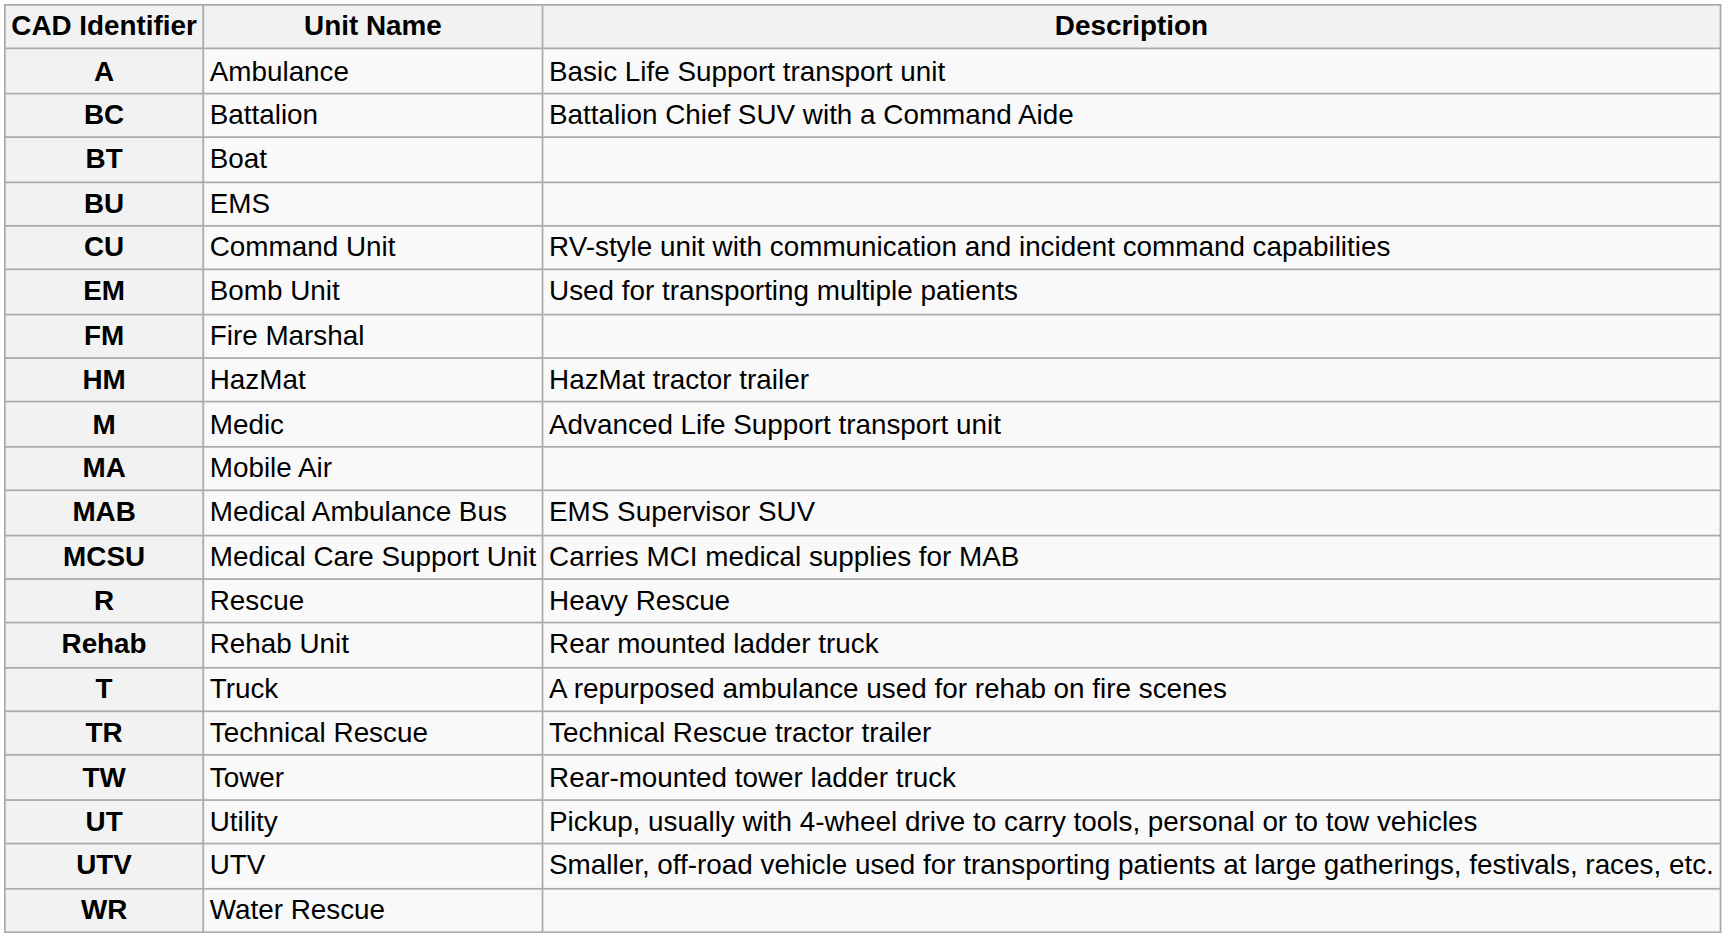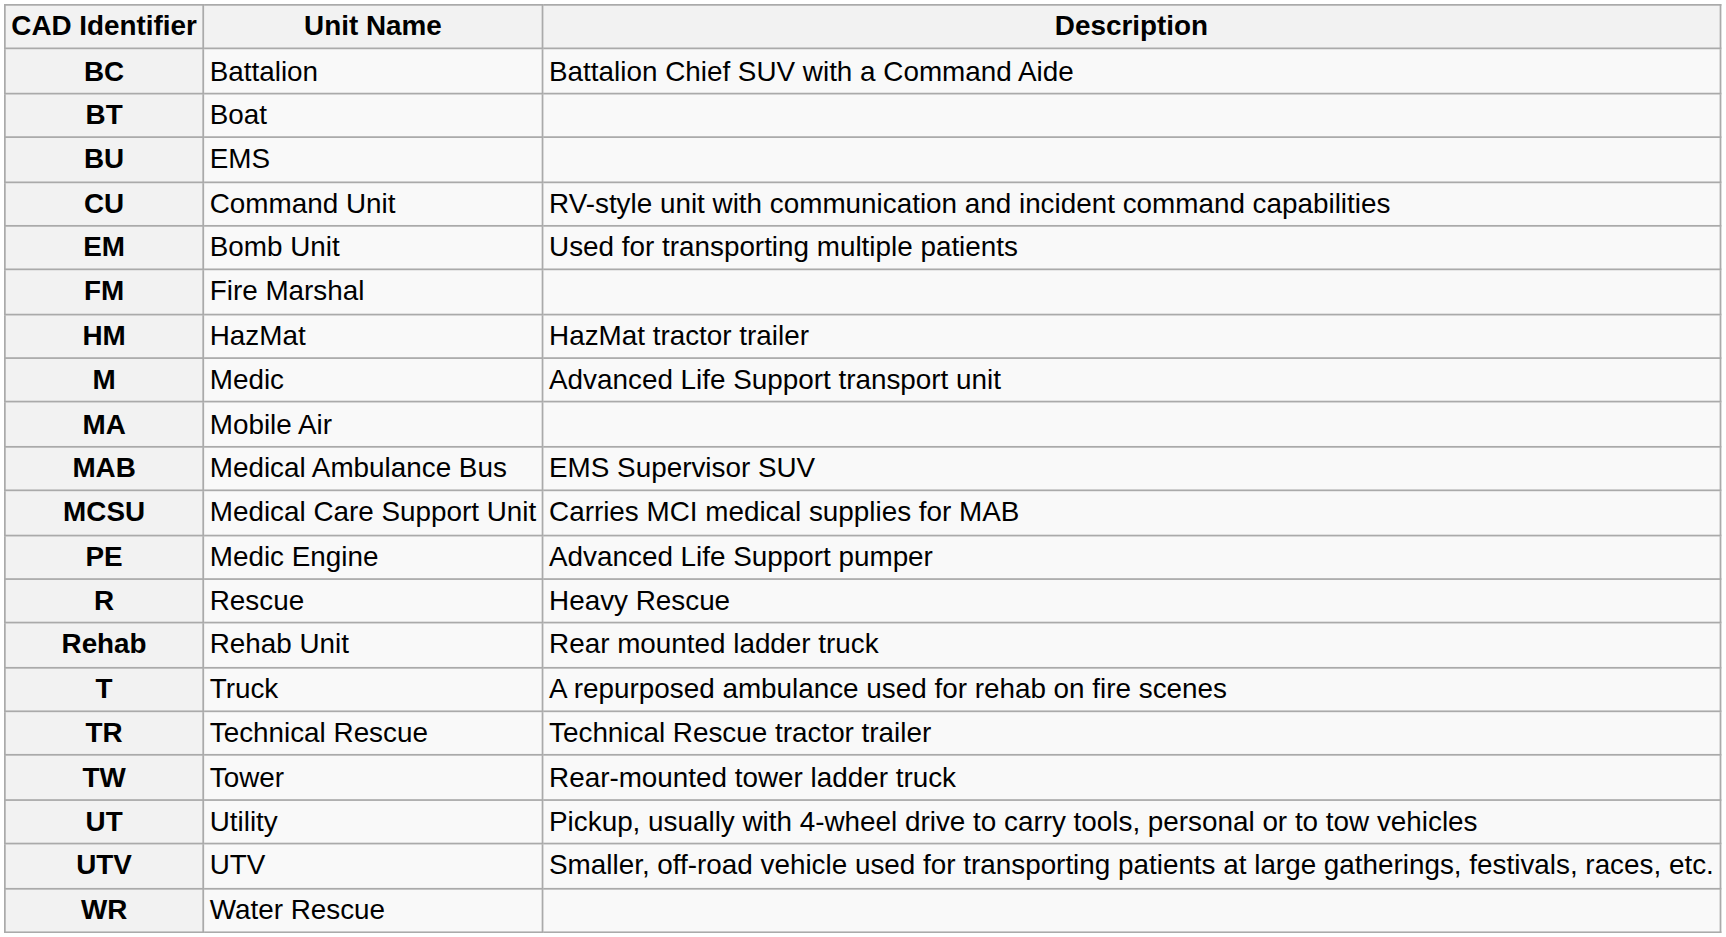- row: (104, 70)
+ row: (104, 556)
